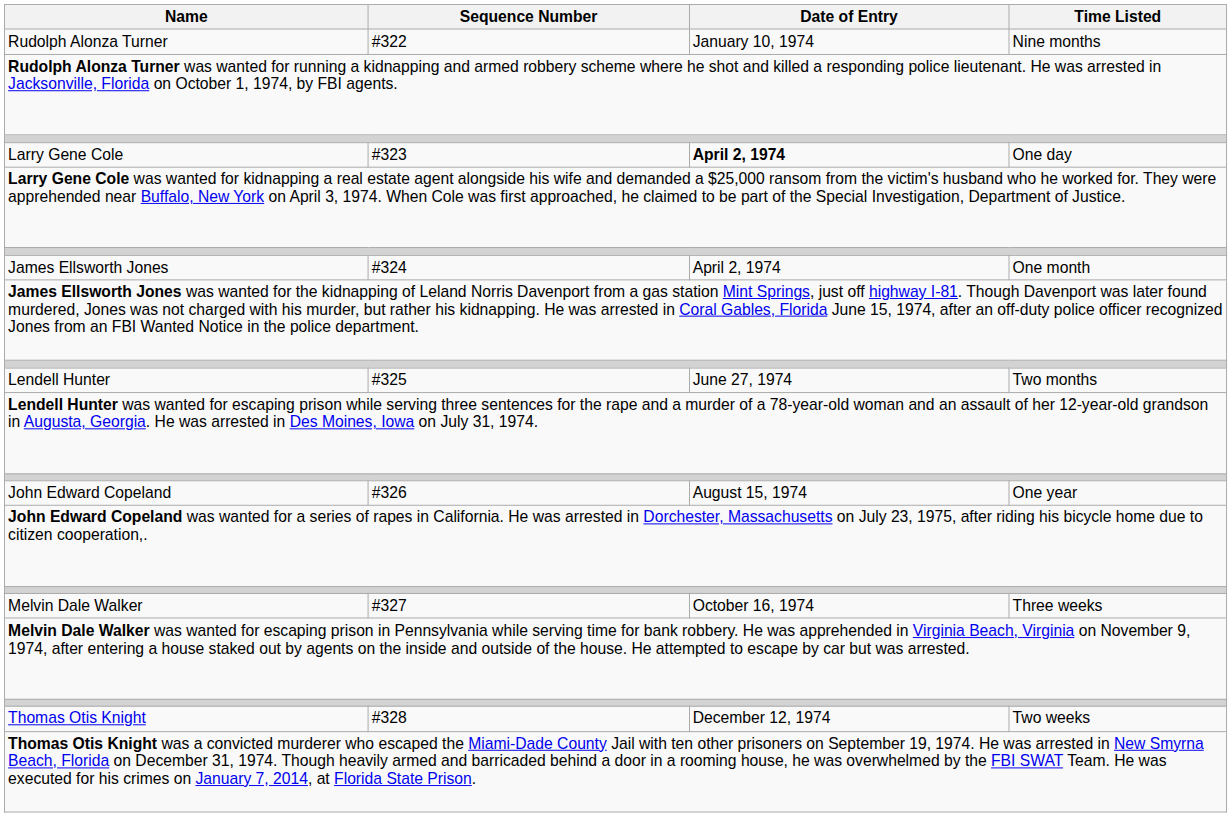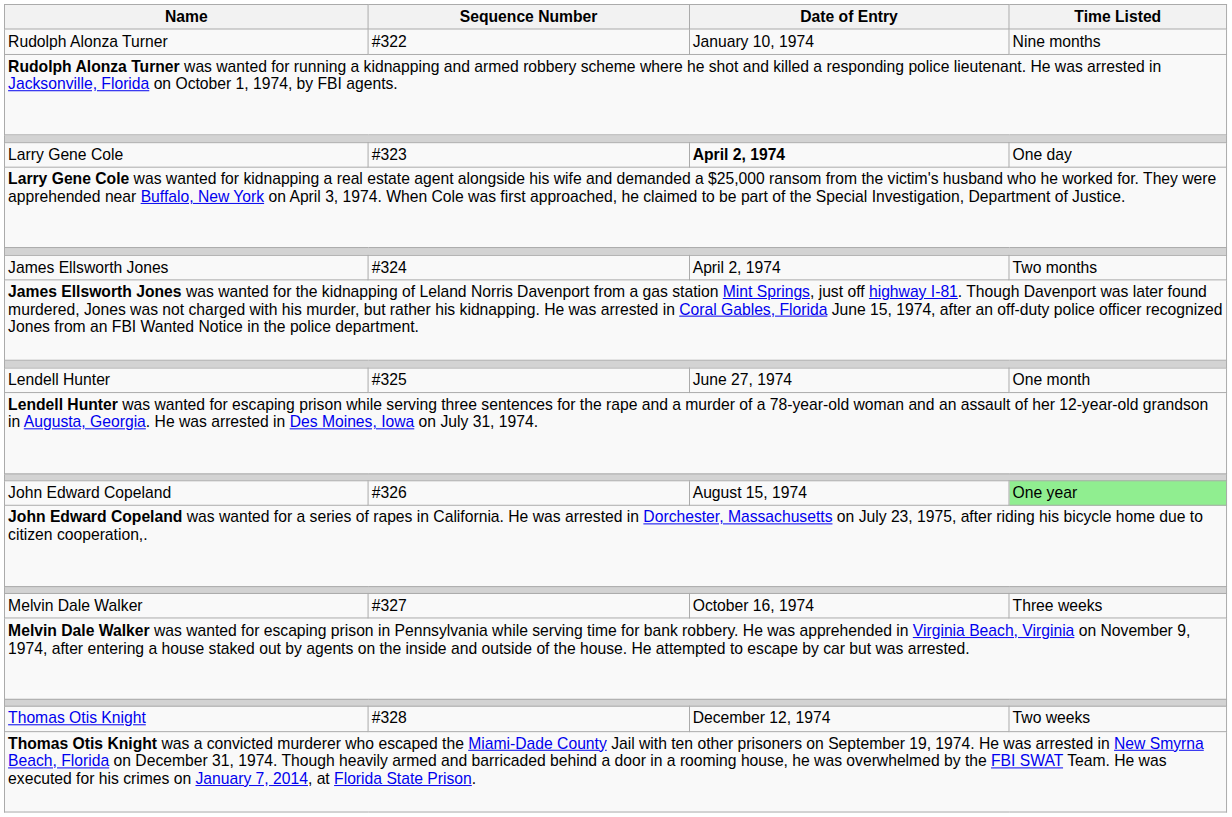(1051, 267) One month -> (1055, 267) Two months
(1055, 380) Two months -> (1051, 380) One month
(1045, 493) no background -> (1045, 493) lightgreen background
